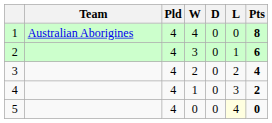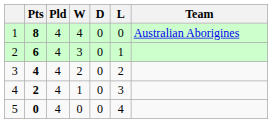columns swapped: (93, 14) <-> (257, 14)
(236, 109) lightyellow background -> (121, 109) no background
